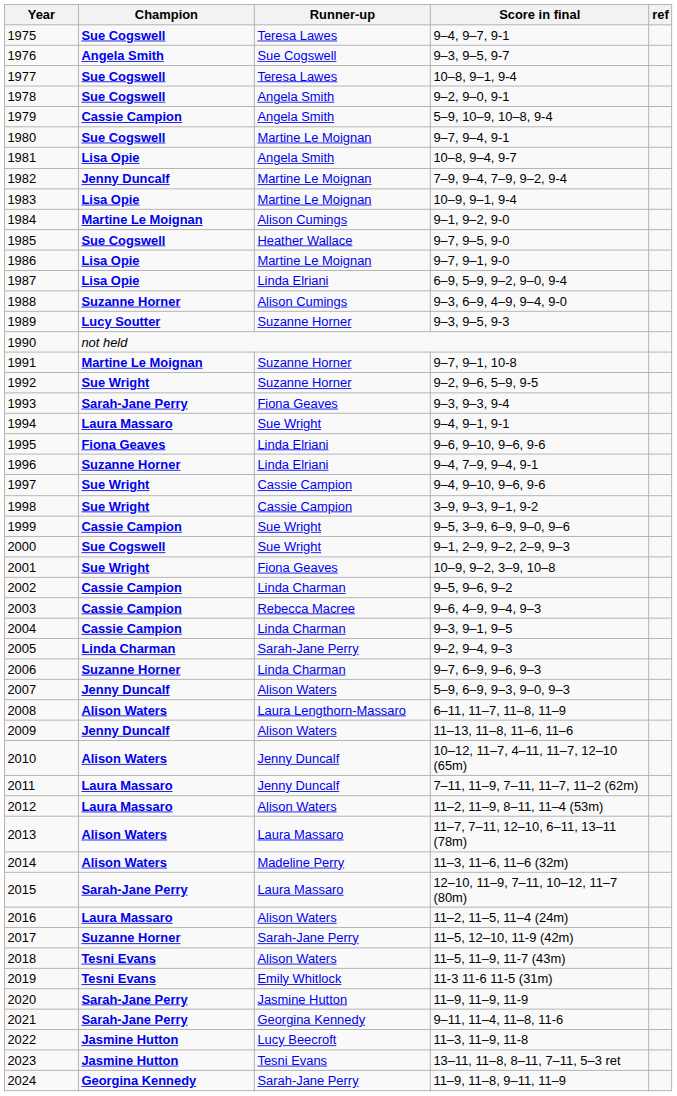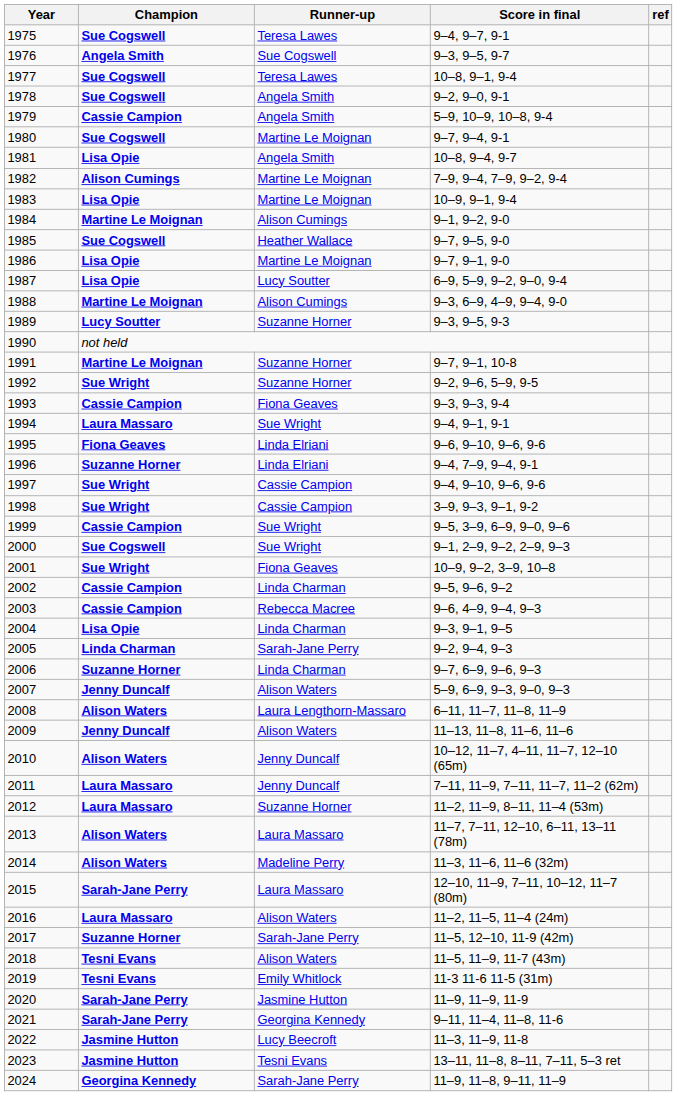(126, 178) Jenny Duncalf -> (131, 178) Alison Cumings
(293, 281) Linda Elriani -> (294, 281) Lucy Soutter
(131, 301) Suzanne Horner -> (142, 301) Martine Le Moignan
(135, 403) Sarah-Jane Perry -> (132, 403) Cassie Campion
(132, 628) Cassie Campion -> (110, 628) Lisa Opie
(297, 807) Alison Waters -> (304, 807) Suzanne Horner
